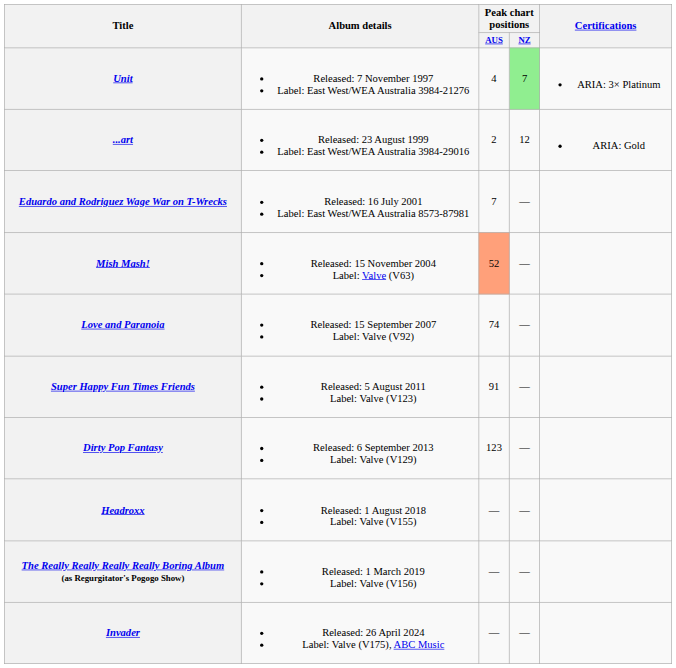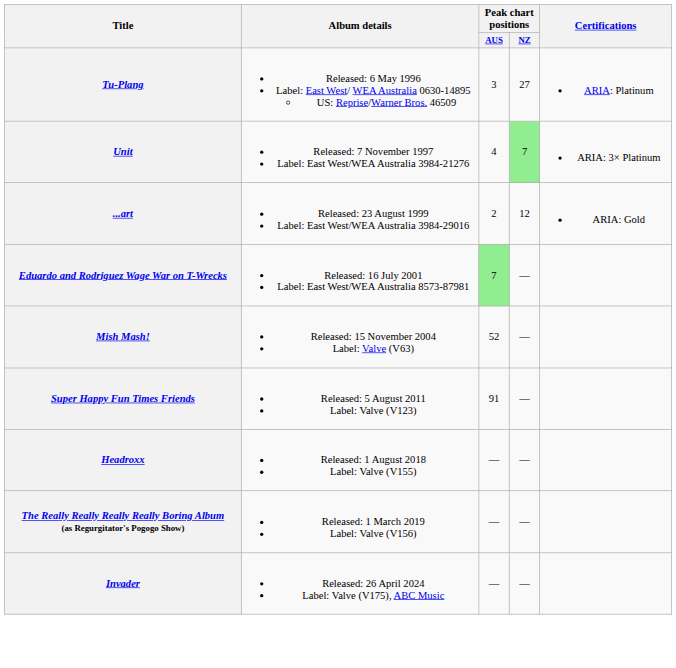+ row: (123, 84)
(494, 201) no background -> (494, 275) lightgreen background
(494, 263) lightsalmon background -> (494, 337) no background
- row: (123, 325)
- row: (123, 448)
